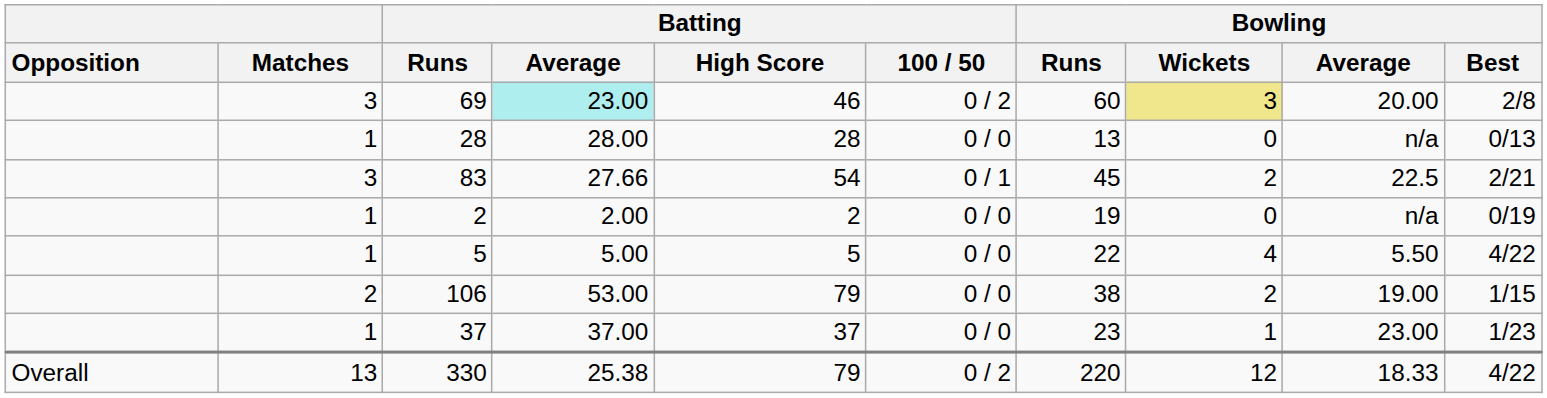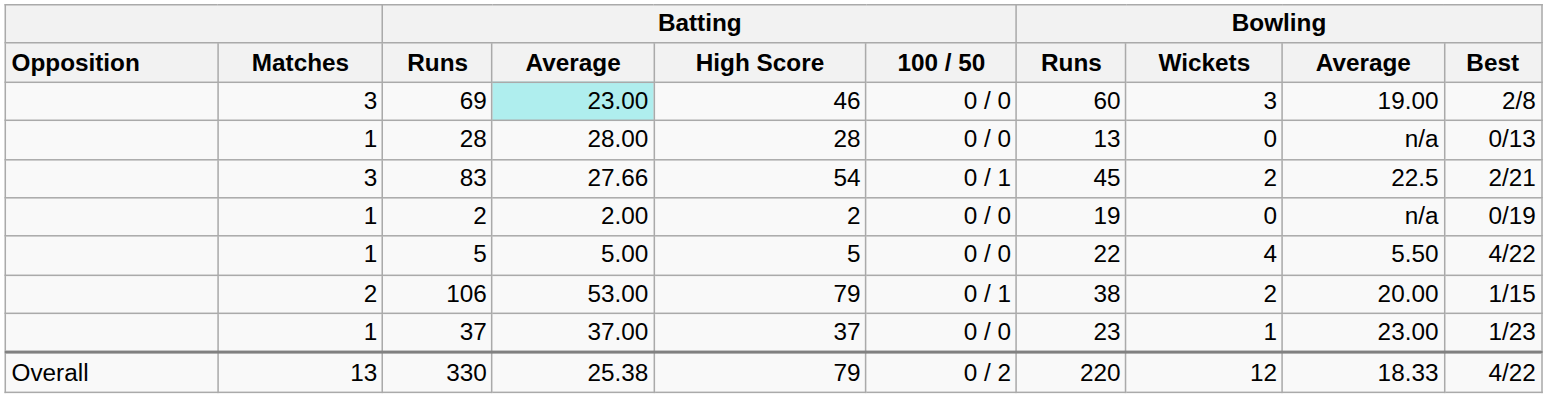(987, 100) 0 / 2 -> (987, 100) 0 / 0
(1270, 100) khaki background -> (1270, 100) no background
(1408, 100) 20.00 -> (1408, 100) 19.00
(987, 293) 0 / 0 -> (987, 293) 0 / 1
(1408, 293) 19.00 -> (1408, 293) 20.00
